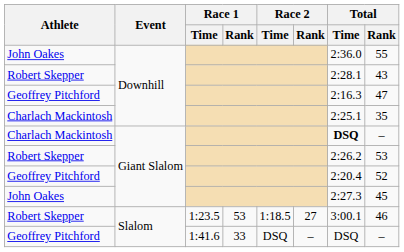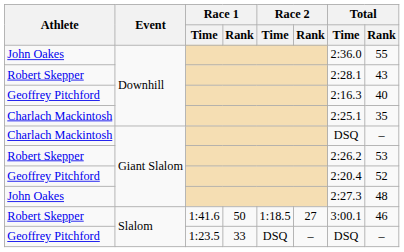(382, 95) 47 -> (382, 95) 40
(346, 136) bold -> (346, 136) normal
(382, 196) 45 -> (382, 196) 48
(204, 216) 1:23.5 -> (204, 216) 1:41.6
(240, 216) 53 -> (240, 216) 50
(204, 237) 1:41.6 -> (204, 237) 1:23.5
